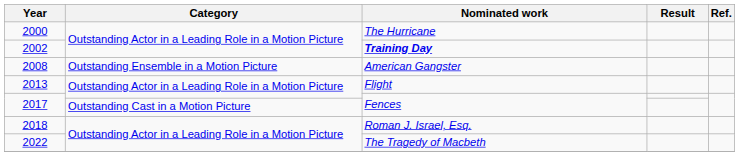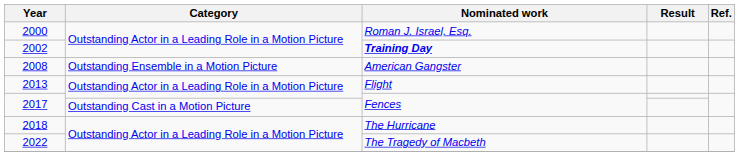(400, 31) The Hurricane -> (418, 31) Roman J. Israel, Esq.
(418, 125) Roman J. Israel, Esq. -> (400, 125) The Hurricane
